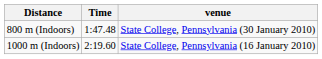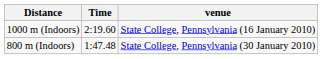rows swapped: (41, 29) <-> (43, 45)
